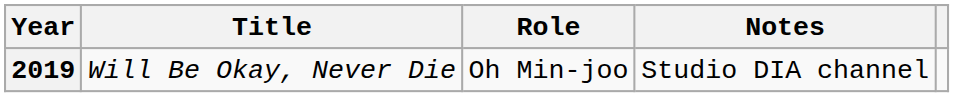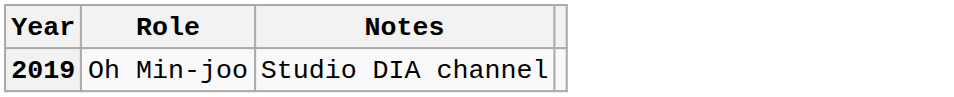- column: (272, 27)
